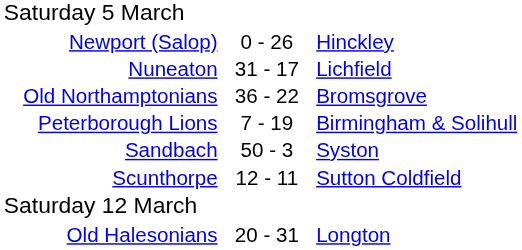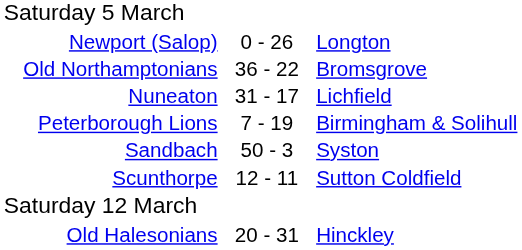(355, 42) Hinckley -> (353, 42) Longton
rows swapped: (173, 69) <-> (120, 96)
(353, 235) Longton -> (355, 235) Hinckley
